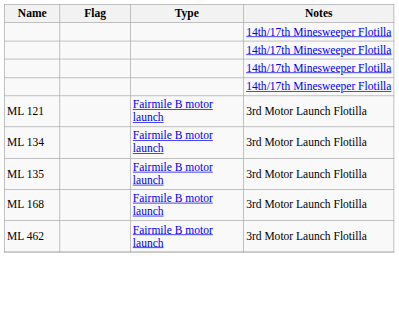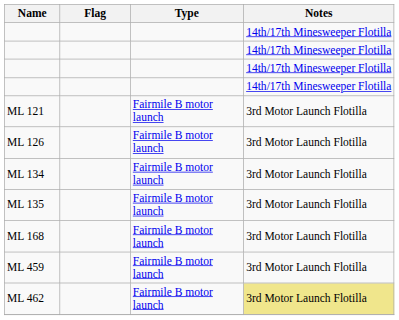+ row: (26, 142)
+ row: (26, 267)
(306, 236) no background -> (306, 298) khaki background
